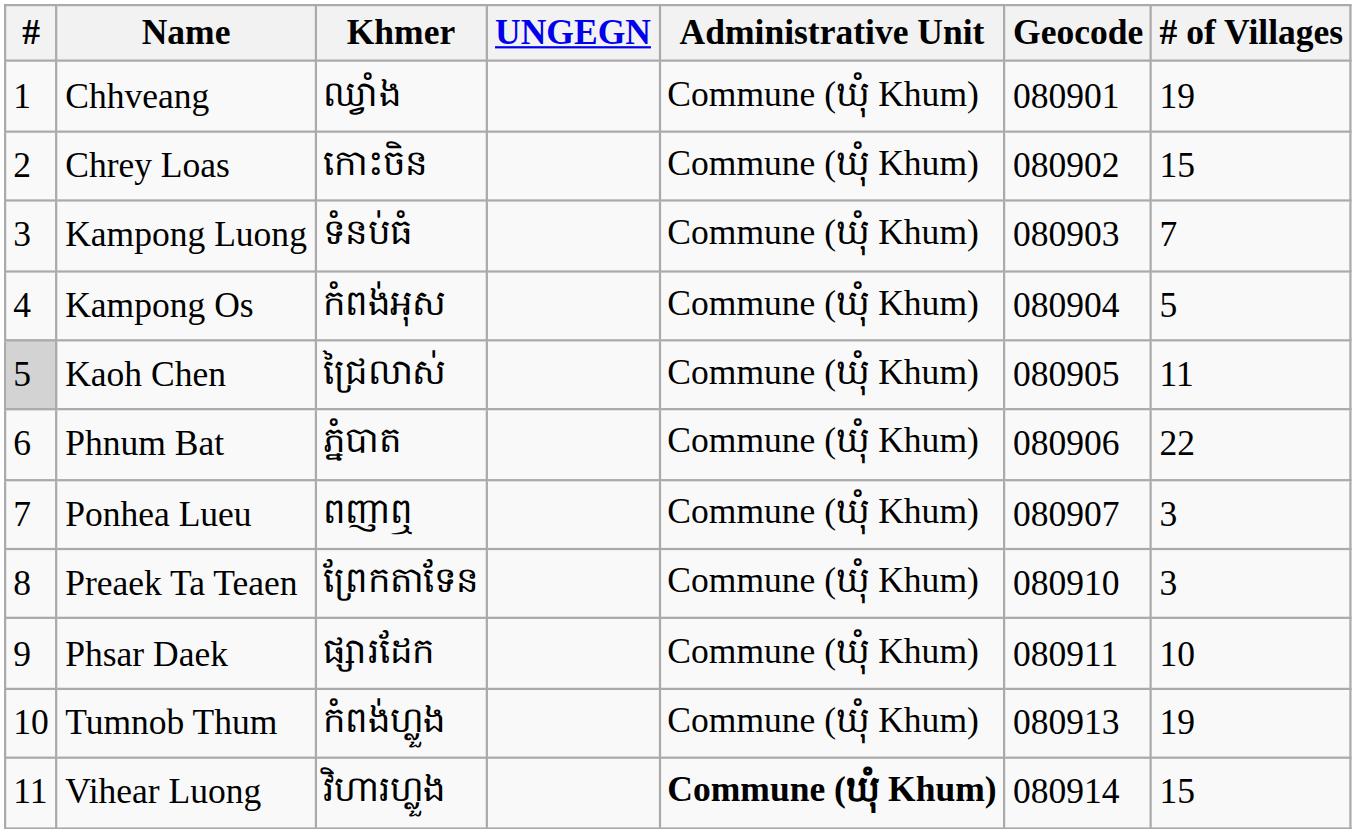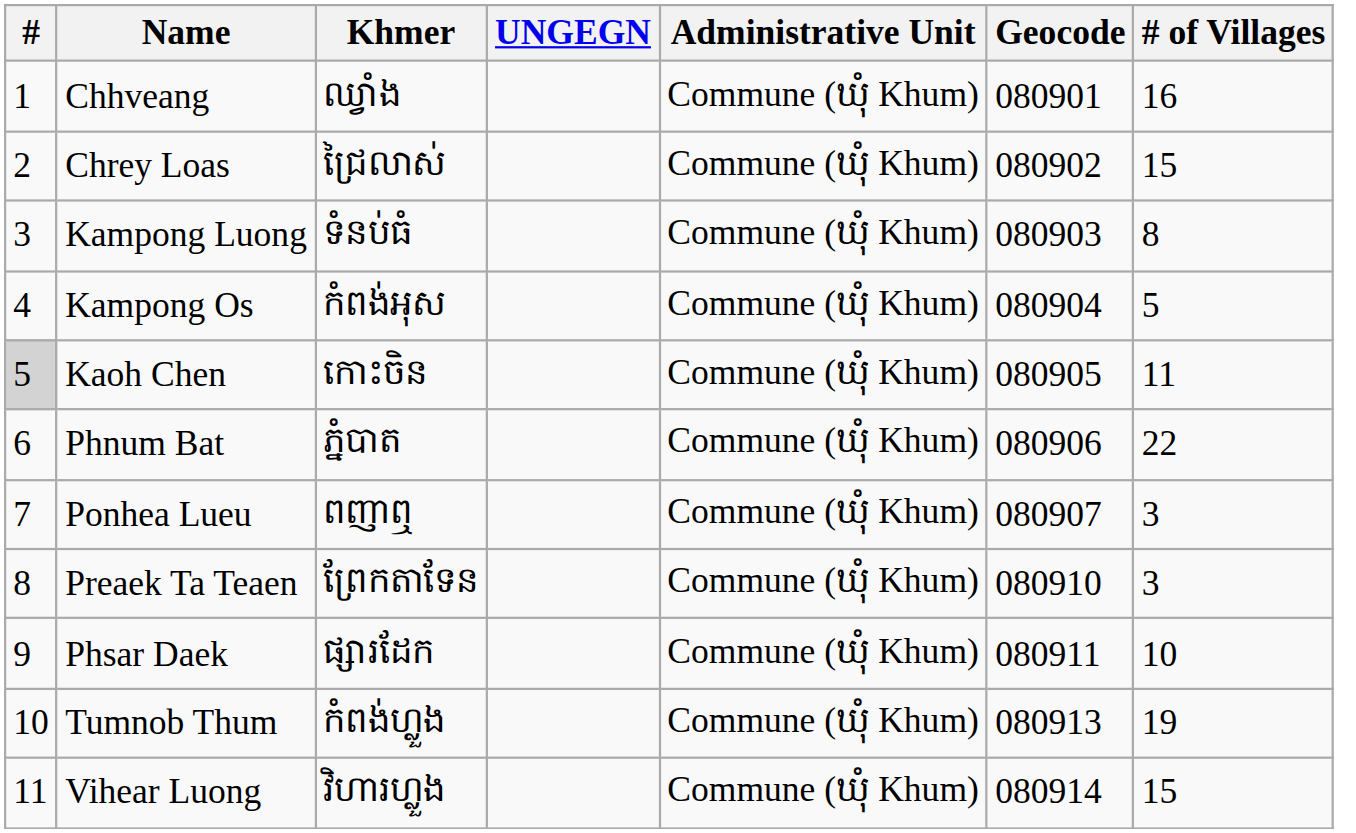(1177, 95) 19 -> (1160, 95) 16
(375, 163) កោះចិន -> (384, 163) ជ្រៃលាស់
(1168, 234) 7 -> (1151, 234) 8
(384, 372) ជ្រៃលាស់ -> (375, 372) កោះចិន
(832, 789) bold -> (823, 789) normal
